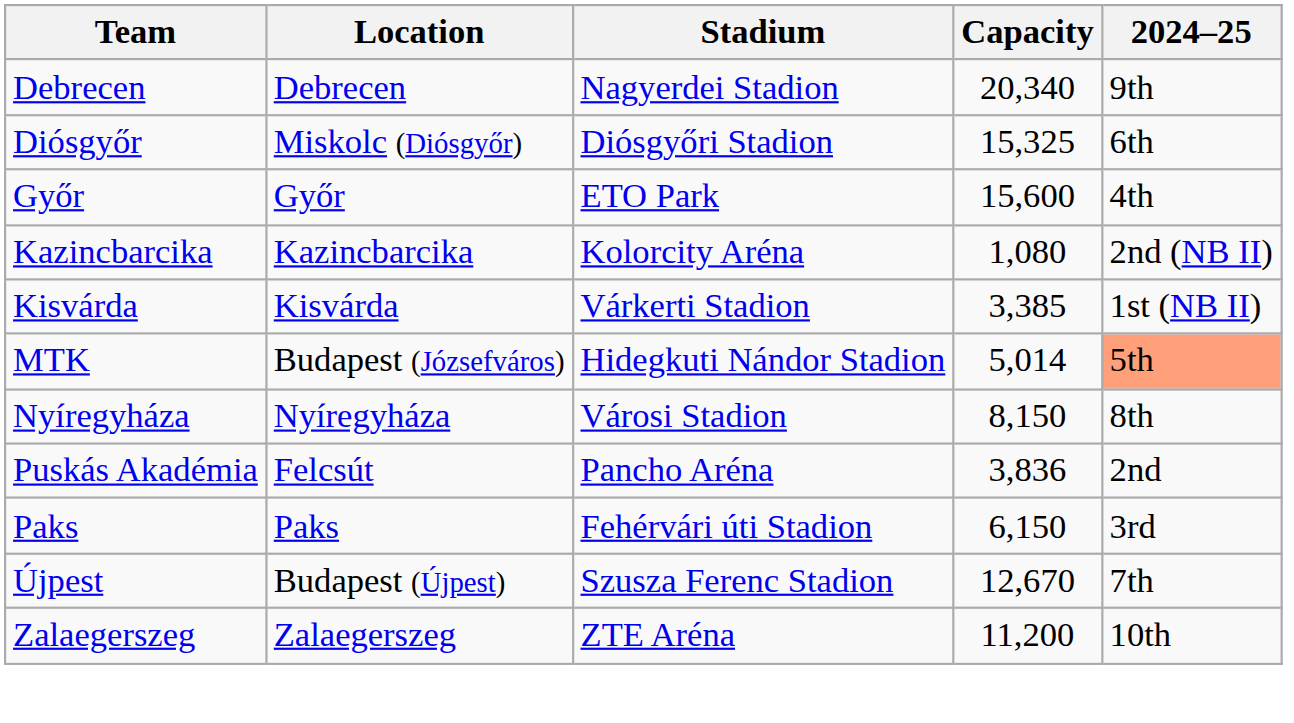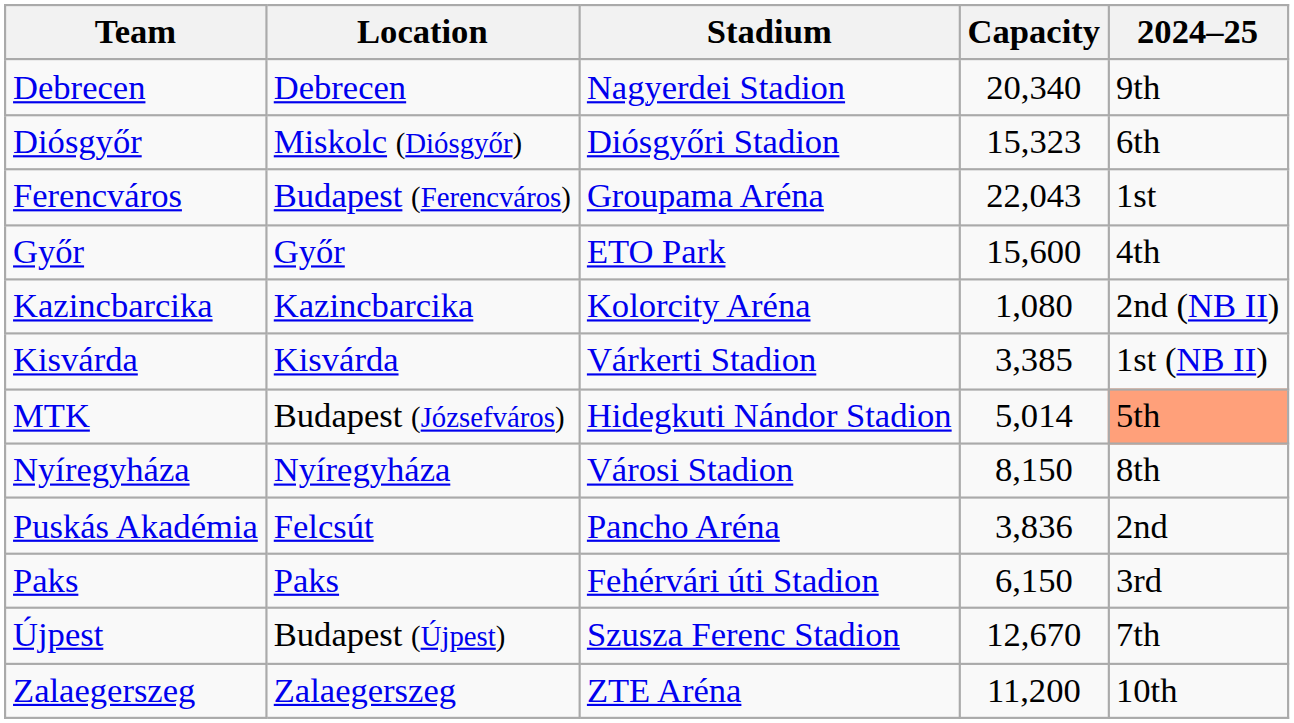(1027, 141) 15,325 -> (1034, 141) 15,323
+ row: (97, 196)
